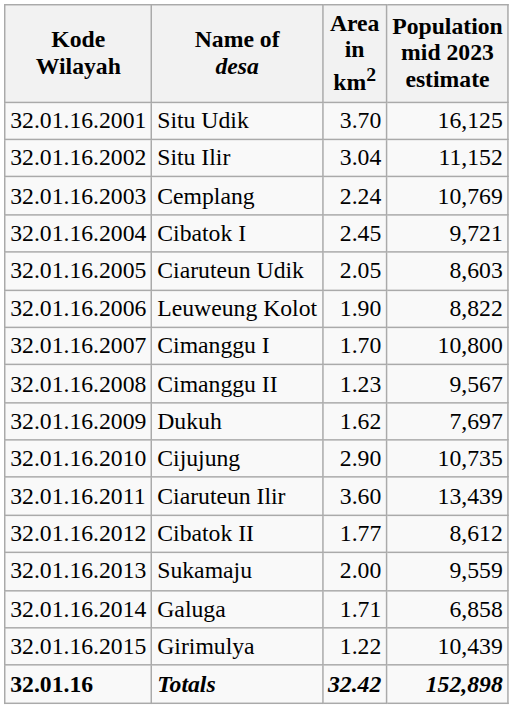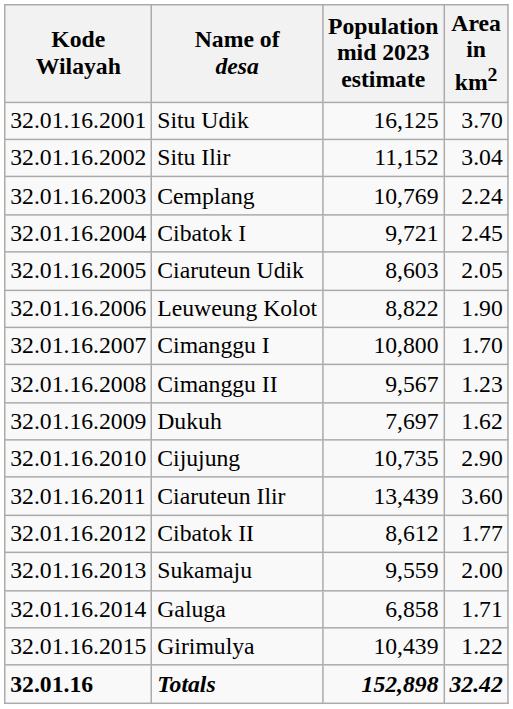columns swapped: (355, 53) <-> (447, 53)
